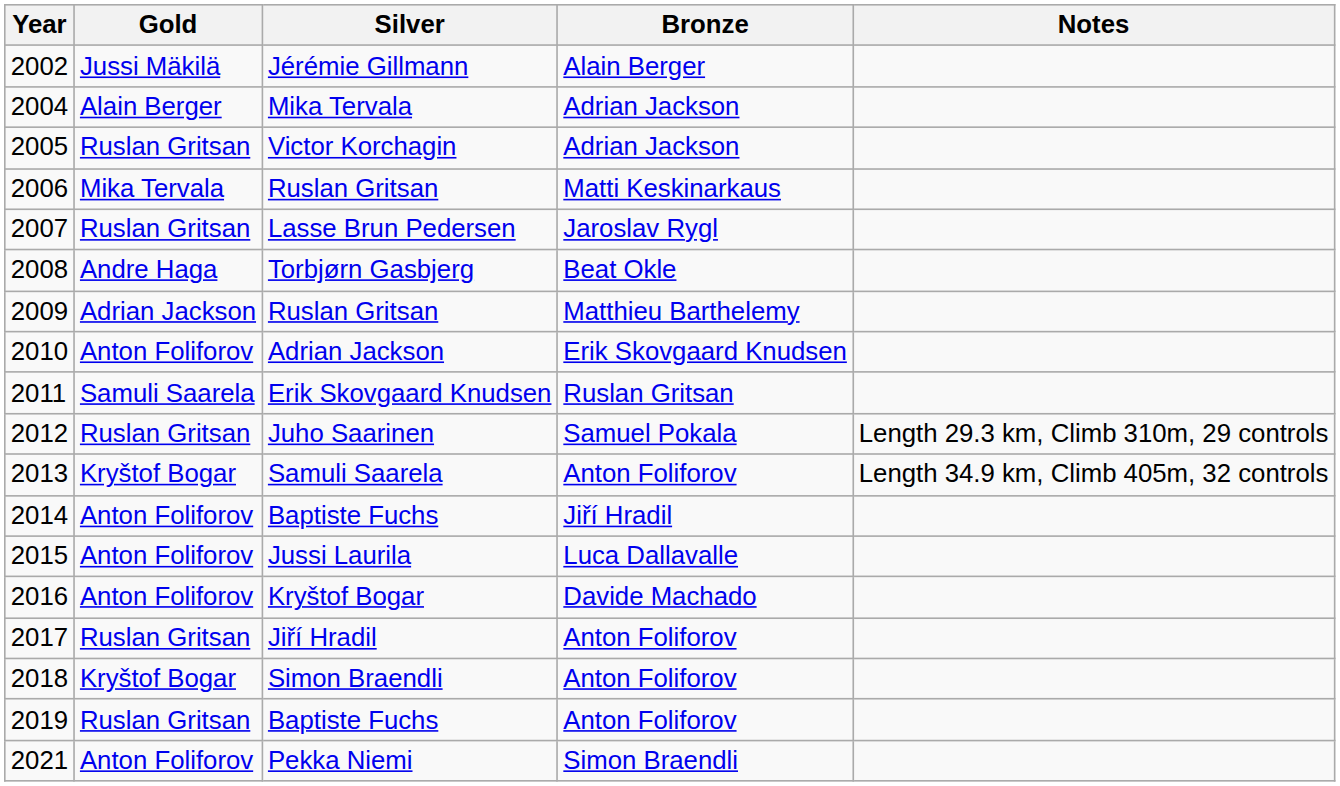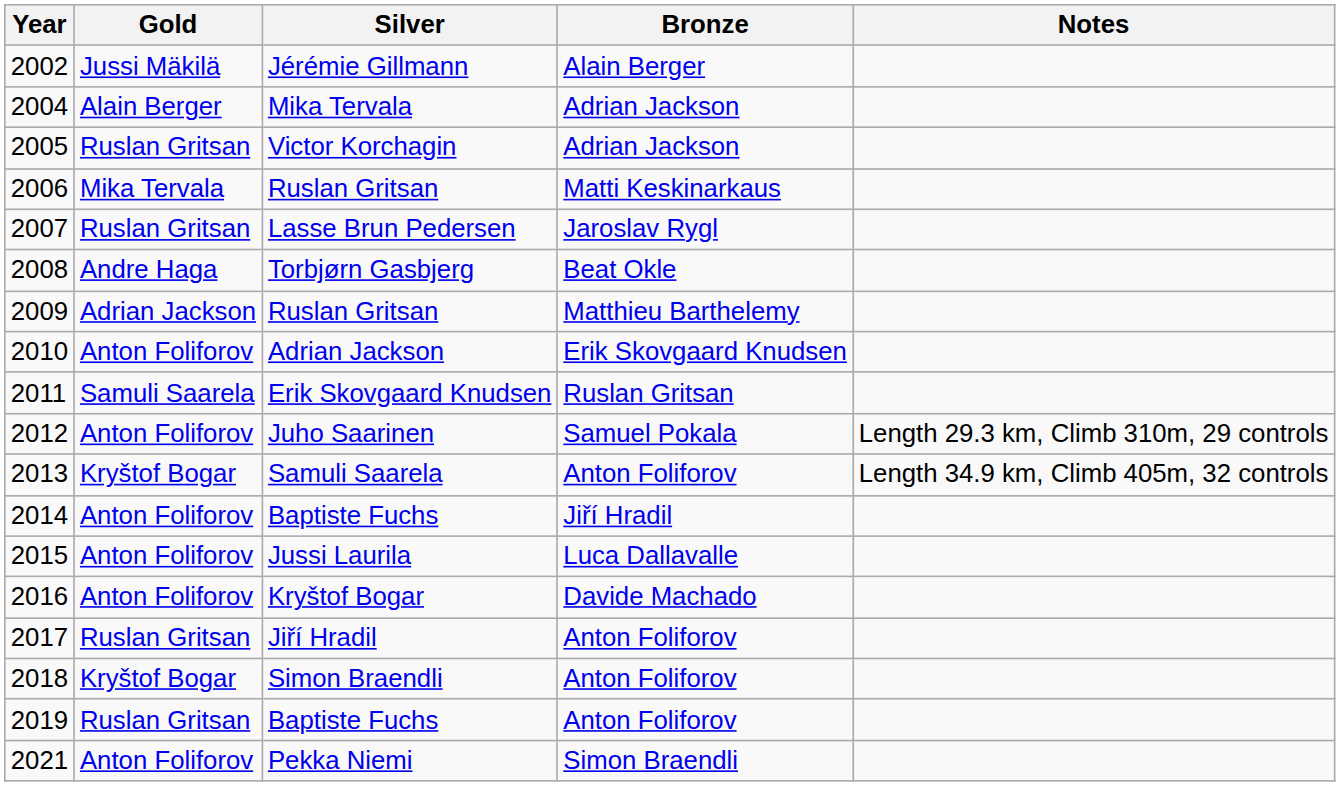(165, 433) Ruslan Gritsan -> (167, 433) Anton Foliforov
